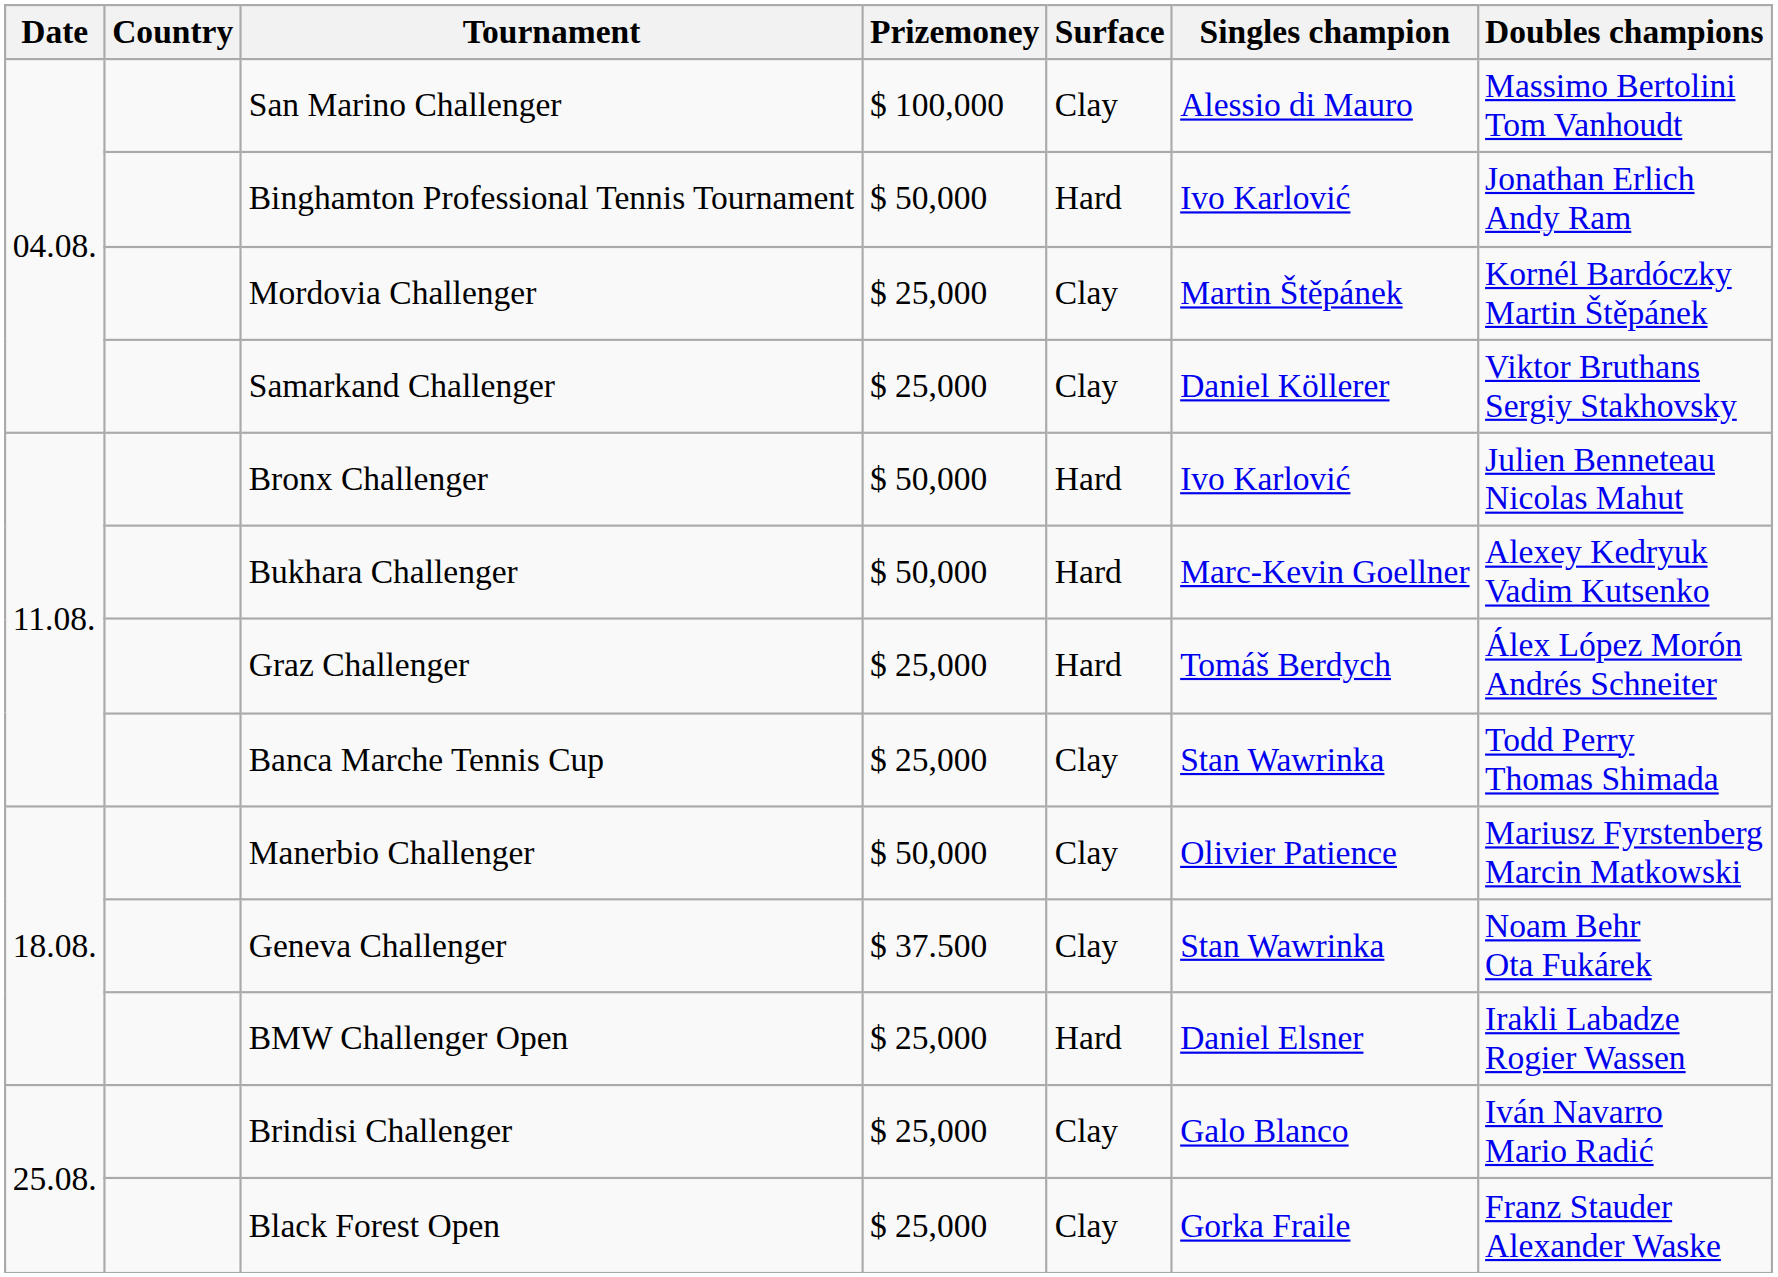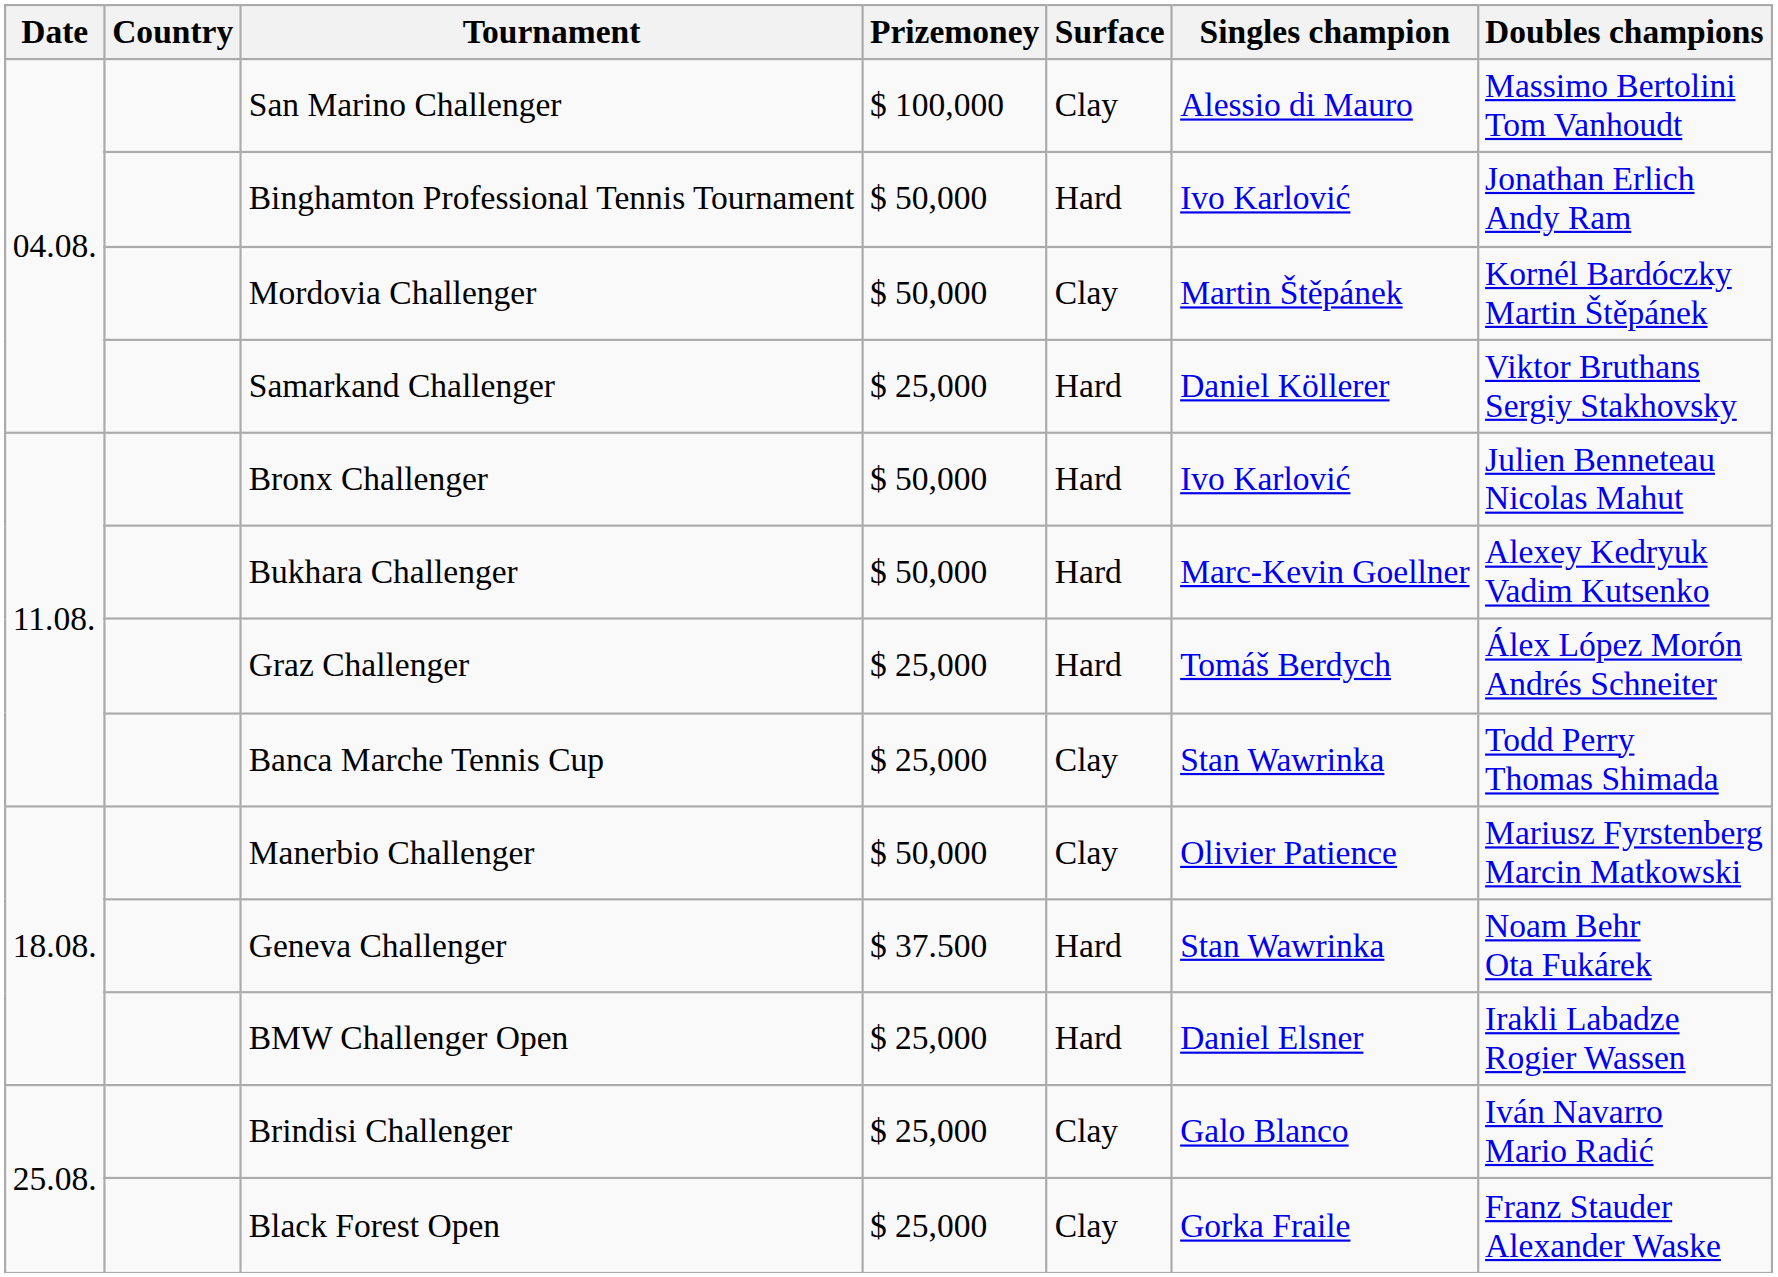(929, 291) $ 25,000 -> (929, 291) $ 50,000
(1086, 384) Clay -> (1088, 384) Hard
(1086, 944) Clay -> (1088, 944) Hard
